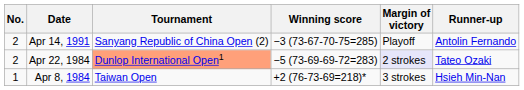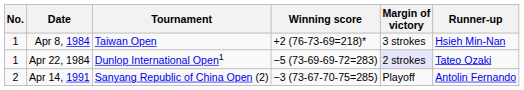rows swapped: (62, 78) <-> (59, 42)
(15, 60) 2 -> (15, 60) 1
(159, 60) lightsalmon background -> (159, 60) no background
